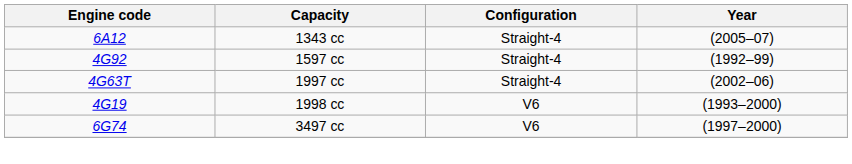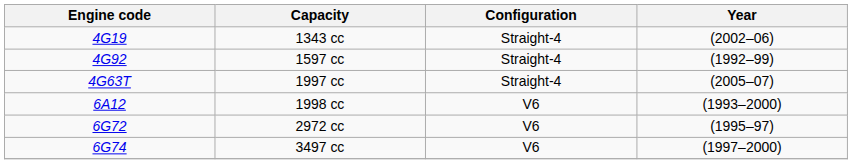(110, 38) 6A12 -> (110, 38) 4G19
(742, 38) (2005–07) -> (742, 38) (2002–06)
(742, 82) (2002–06) -> (742, 82) (2005–07)
(110, 104) 4G19 -> (110, 104) 6A12
+ row: (320, 126)
